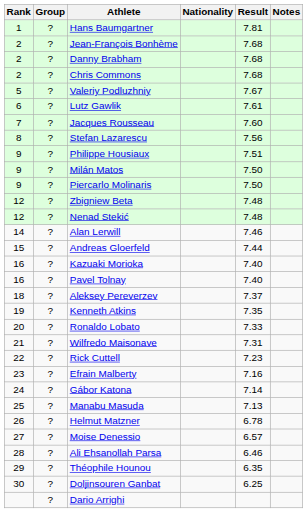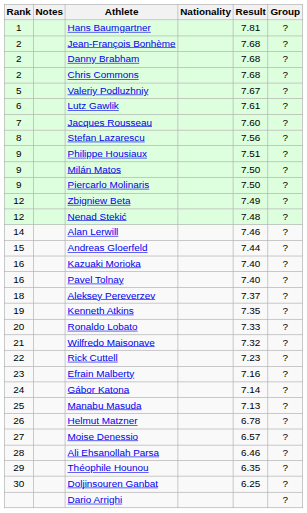columns swapped: (50, 12) <-> (286, 12)
(253, 201) 7.48 -> (251, 201) 7.49
(253, 342) 7.31 -> (251, 342) 7.32
